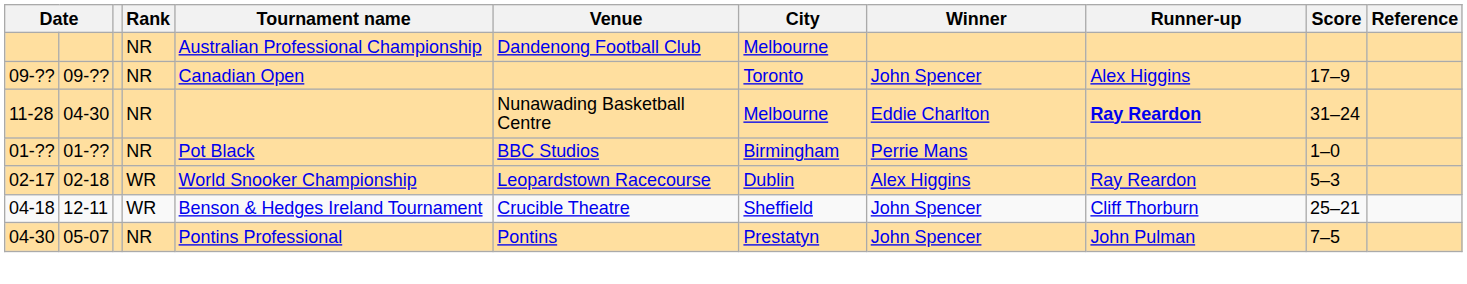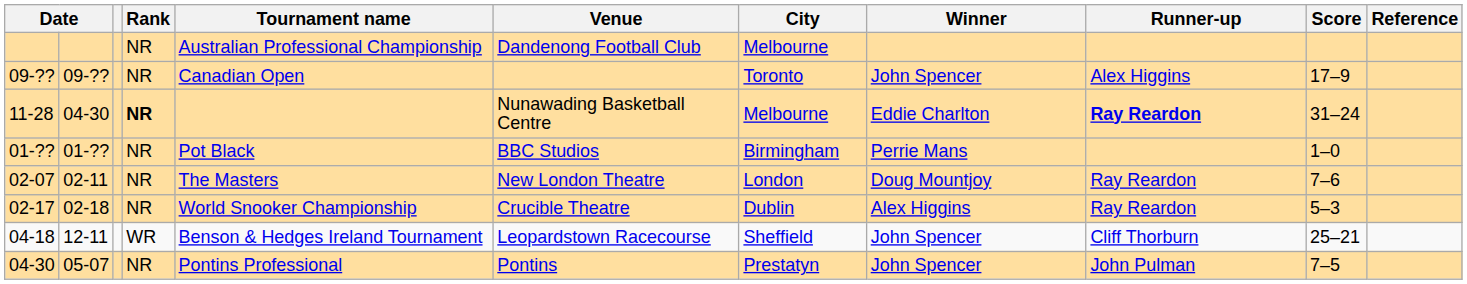(139, 113) normal -> (139, 113) bold
+ row: (32, 180)
(141, 180) WR -> (139, 208) NR
(604, 180) Leopardstown Racecourse -> (563, 208) Crucible Theatre
(563, 208) Crucible Theatre -> (604, 236) Leopardstown Racecourse
